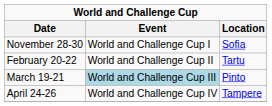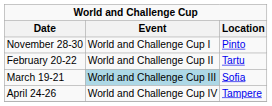(234, 45) Sofia -> (234, 45) Pinto
(234, 77) Pinto -> (234, 77) Sofia
